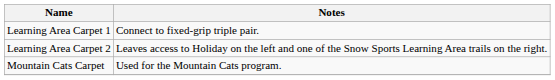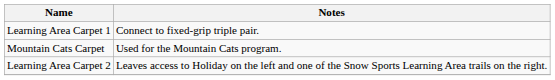rows swapped: (56, 65) <-> (59, 48)
